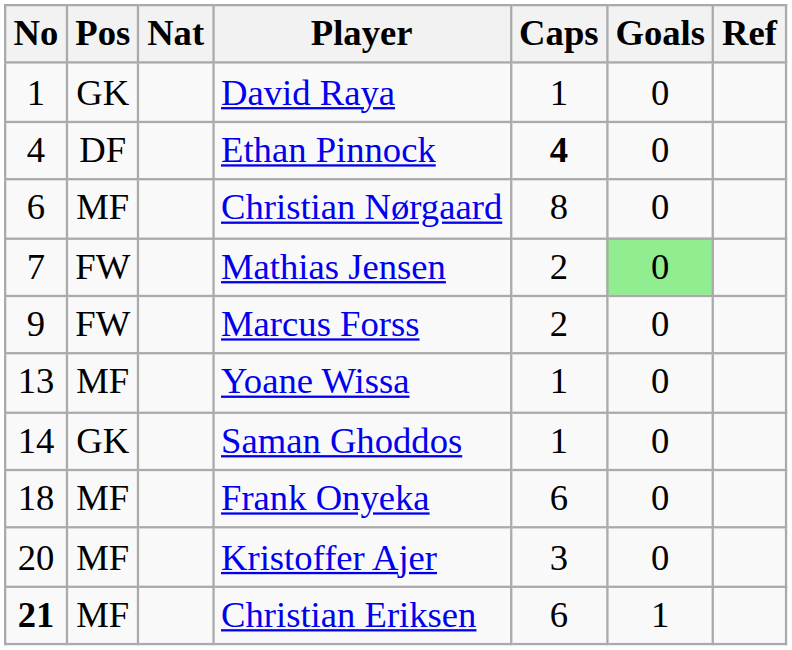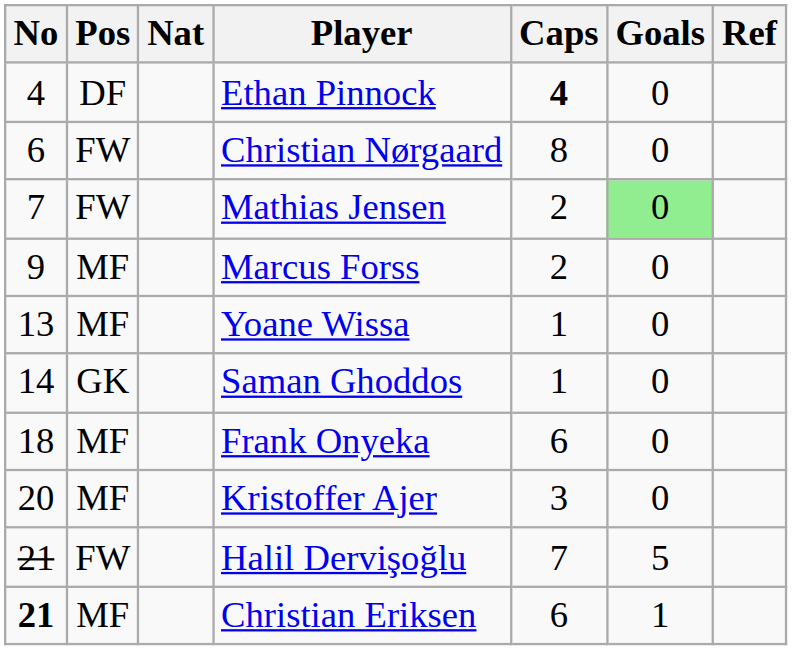- row: (308, 91)
(103, 207) MF -> (103, 149) FW
(103, 324) FW -> (103, 265) MF
+ row: (344, 556)
